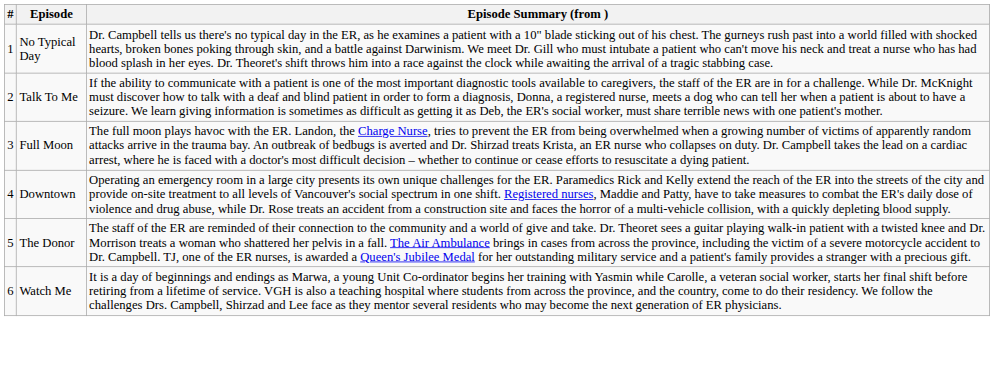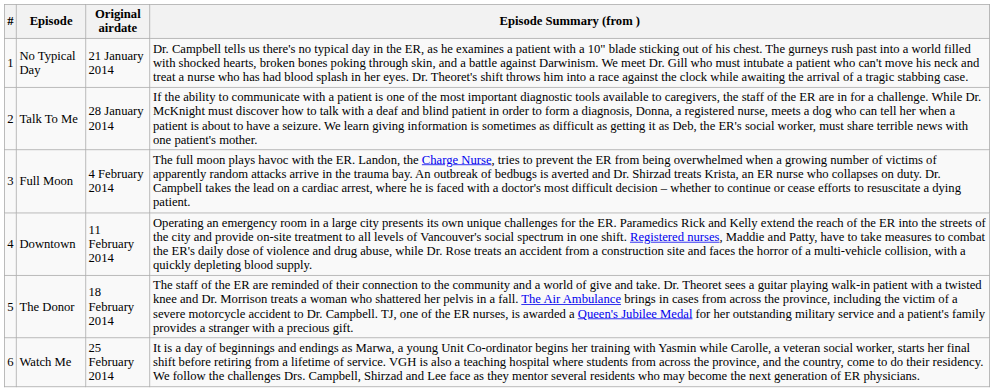+ column: (118, 21)
